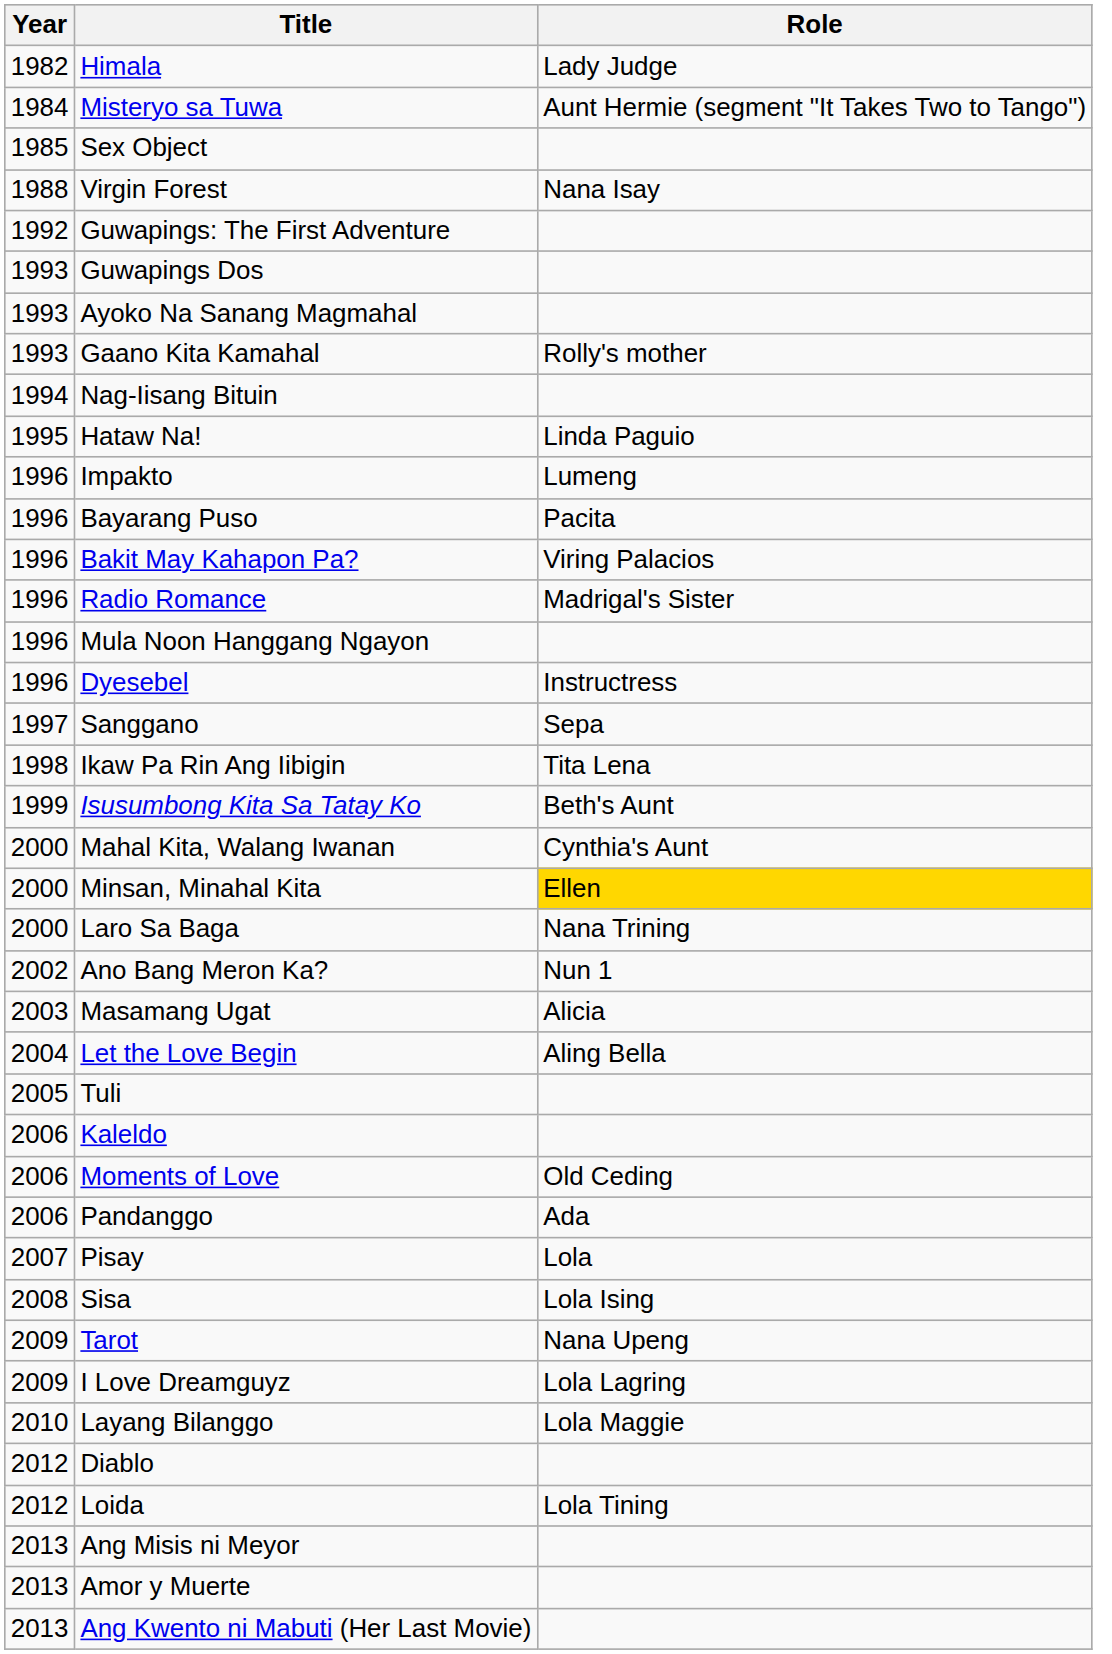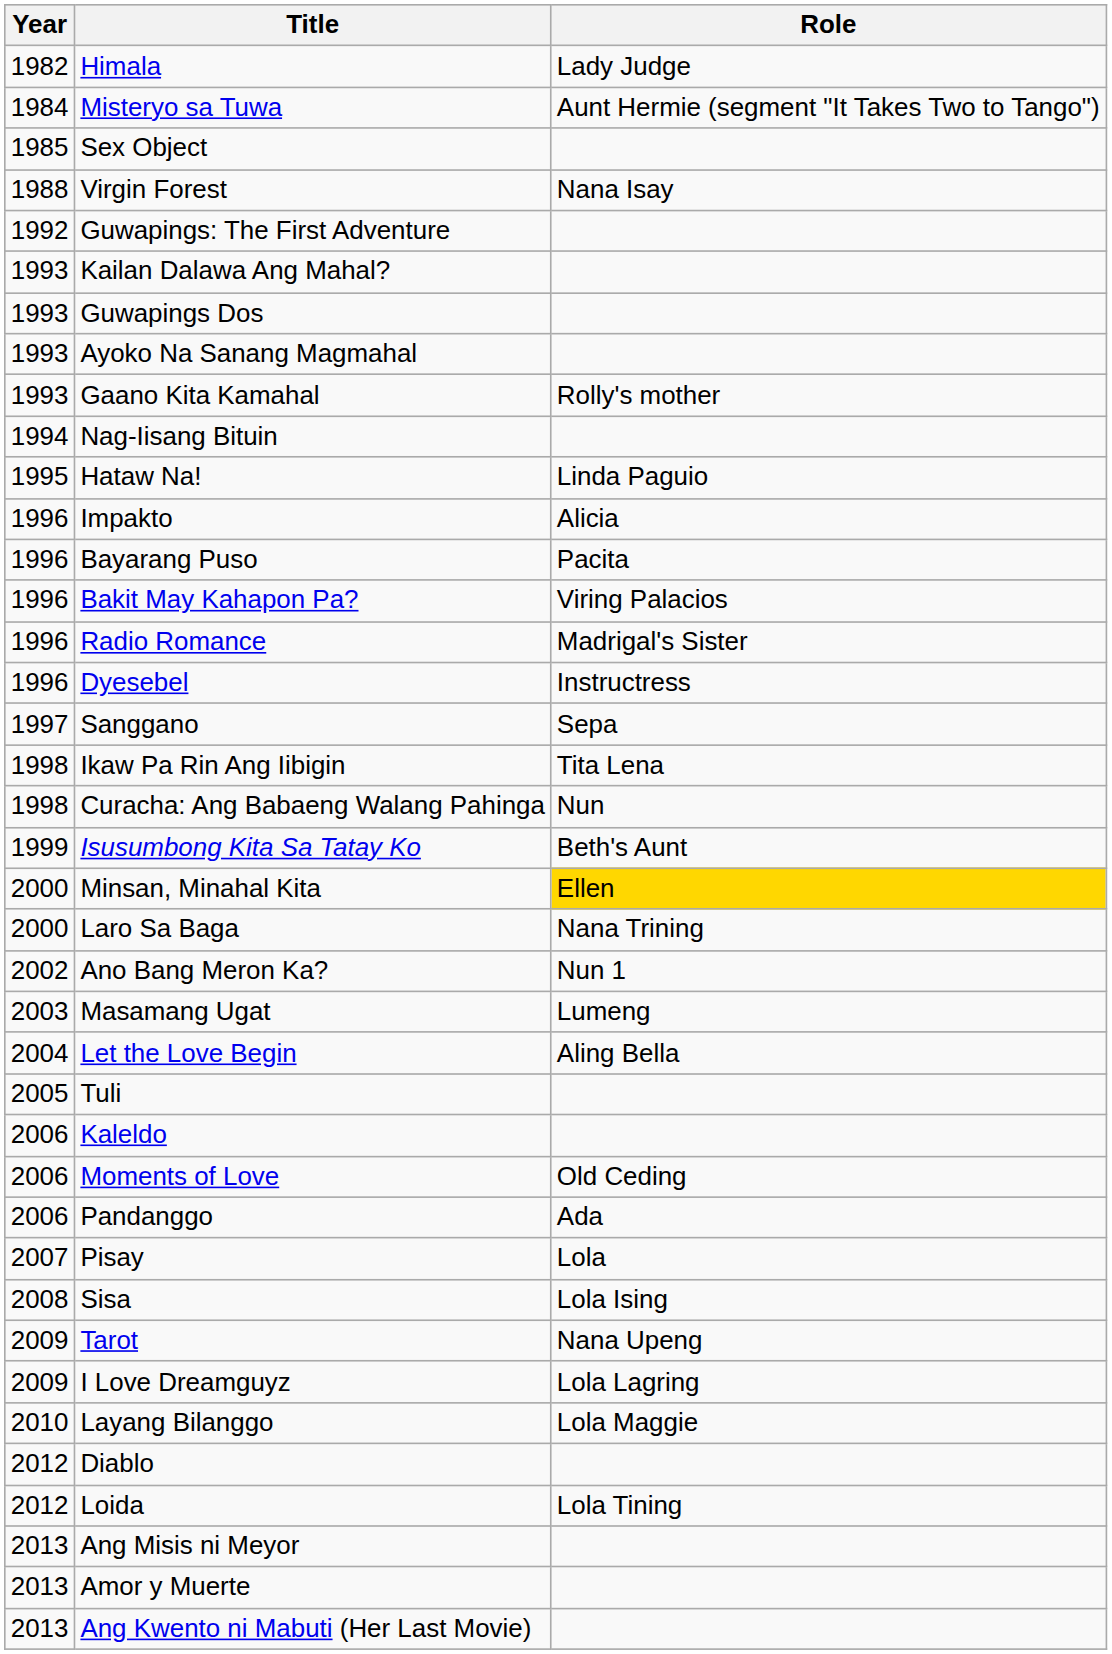+ row: (235, 271)
(590, 477) Lumeng -> (588, 518) Alicia
- row: (255, 641)
+ row: (313, 806)
- row: (238, 847)
(574, 1011) Alicia -> (604, 1011) Lumeng
